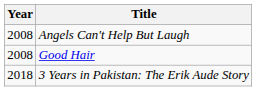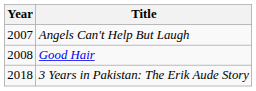(20, 34) 2008 -> (20, 34) 2007
